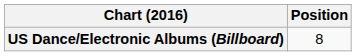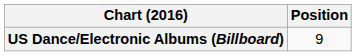(319, 39) 8 -> (319, 39) 9
